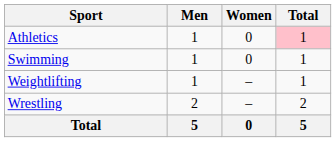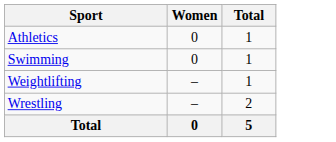- column: (195, 15)
(303, 37) pink background -> (249, 37) no background
